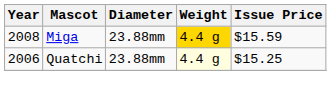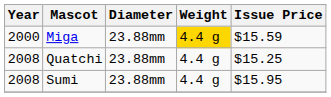(24, 37) 2008 -> (24, 37) 2000
(24, 59) 2006 -> (24, 59) 2008
(200, 59) lightyellow background -> (200, 59) no background
+ row: (62, 81)
